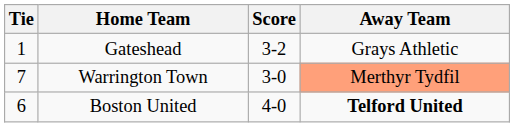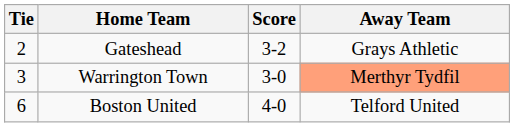(21, 48) 1 -> (21, 48) 2
(21, 77) 7 -> (21, 77) 3
(405, 106) bold -> (405, 106) normal
